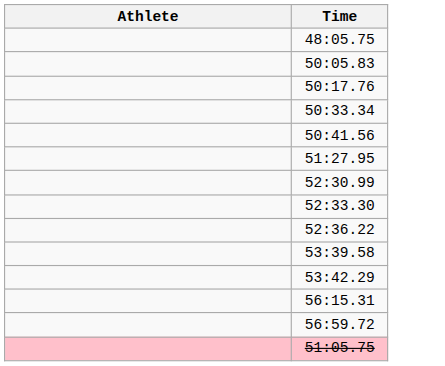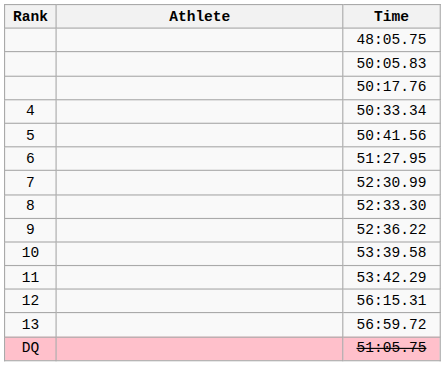+ column: (30, 16)
